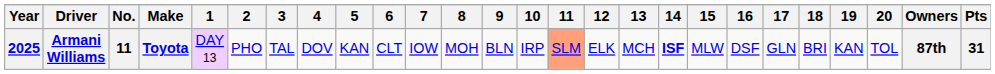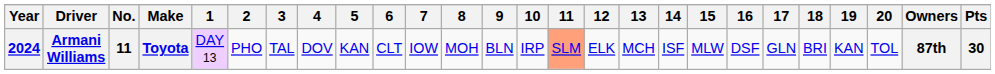(24, 49) 2025 -> (24, 49) 2024
(673, 49) bold -> (673, 49) normal
(976, 49) 31 -> (976, 49) 30
